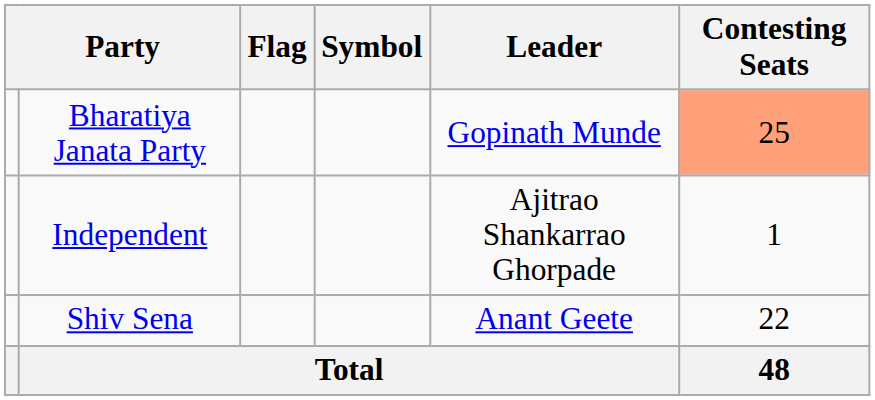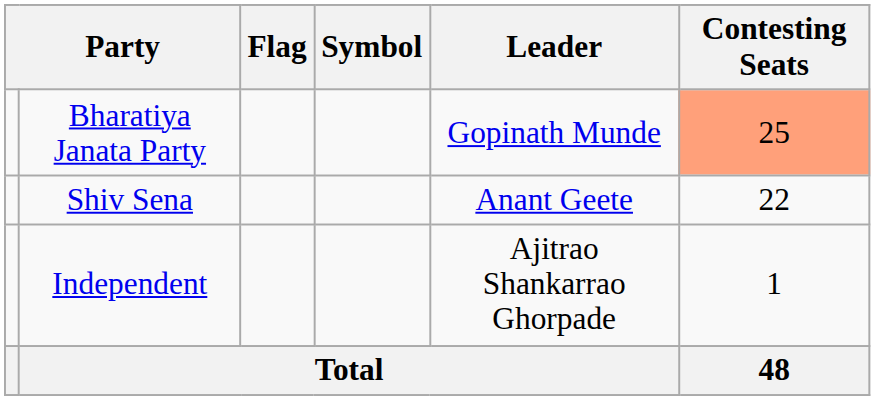rows swapped: (130, 319) <-> (130, 234)
